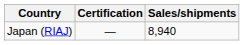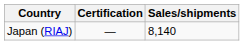(162, 31) 8,940 -> (162, 31) 8,140
